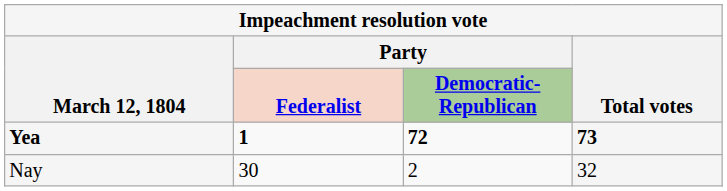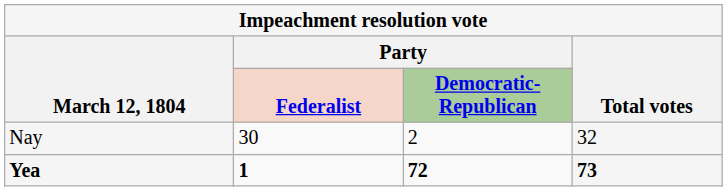rows swapped: (25, 138) <-> (26, 169)
